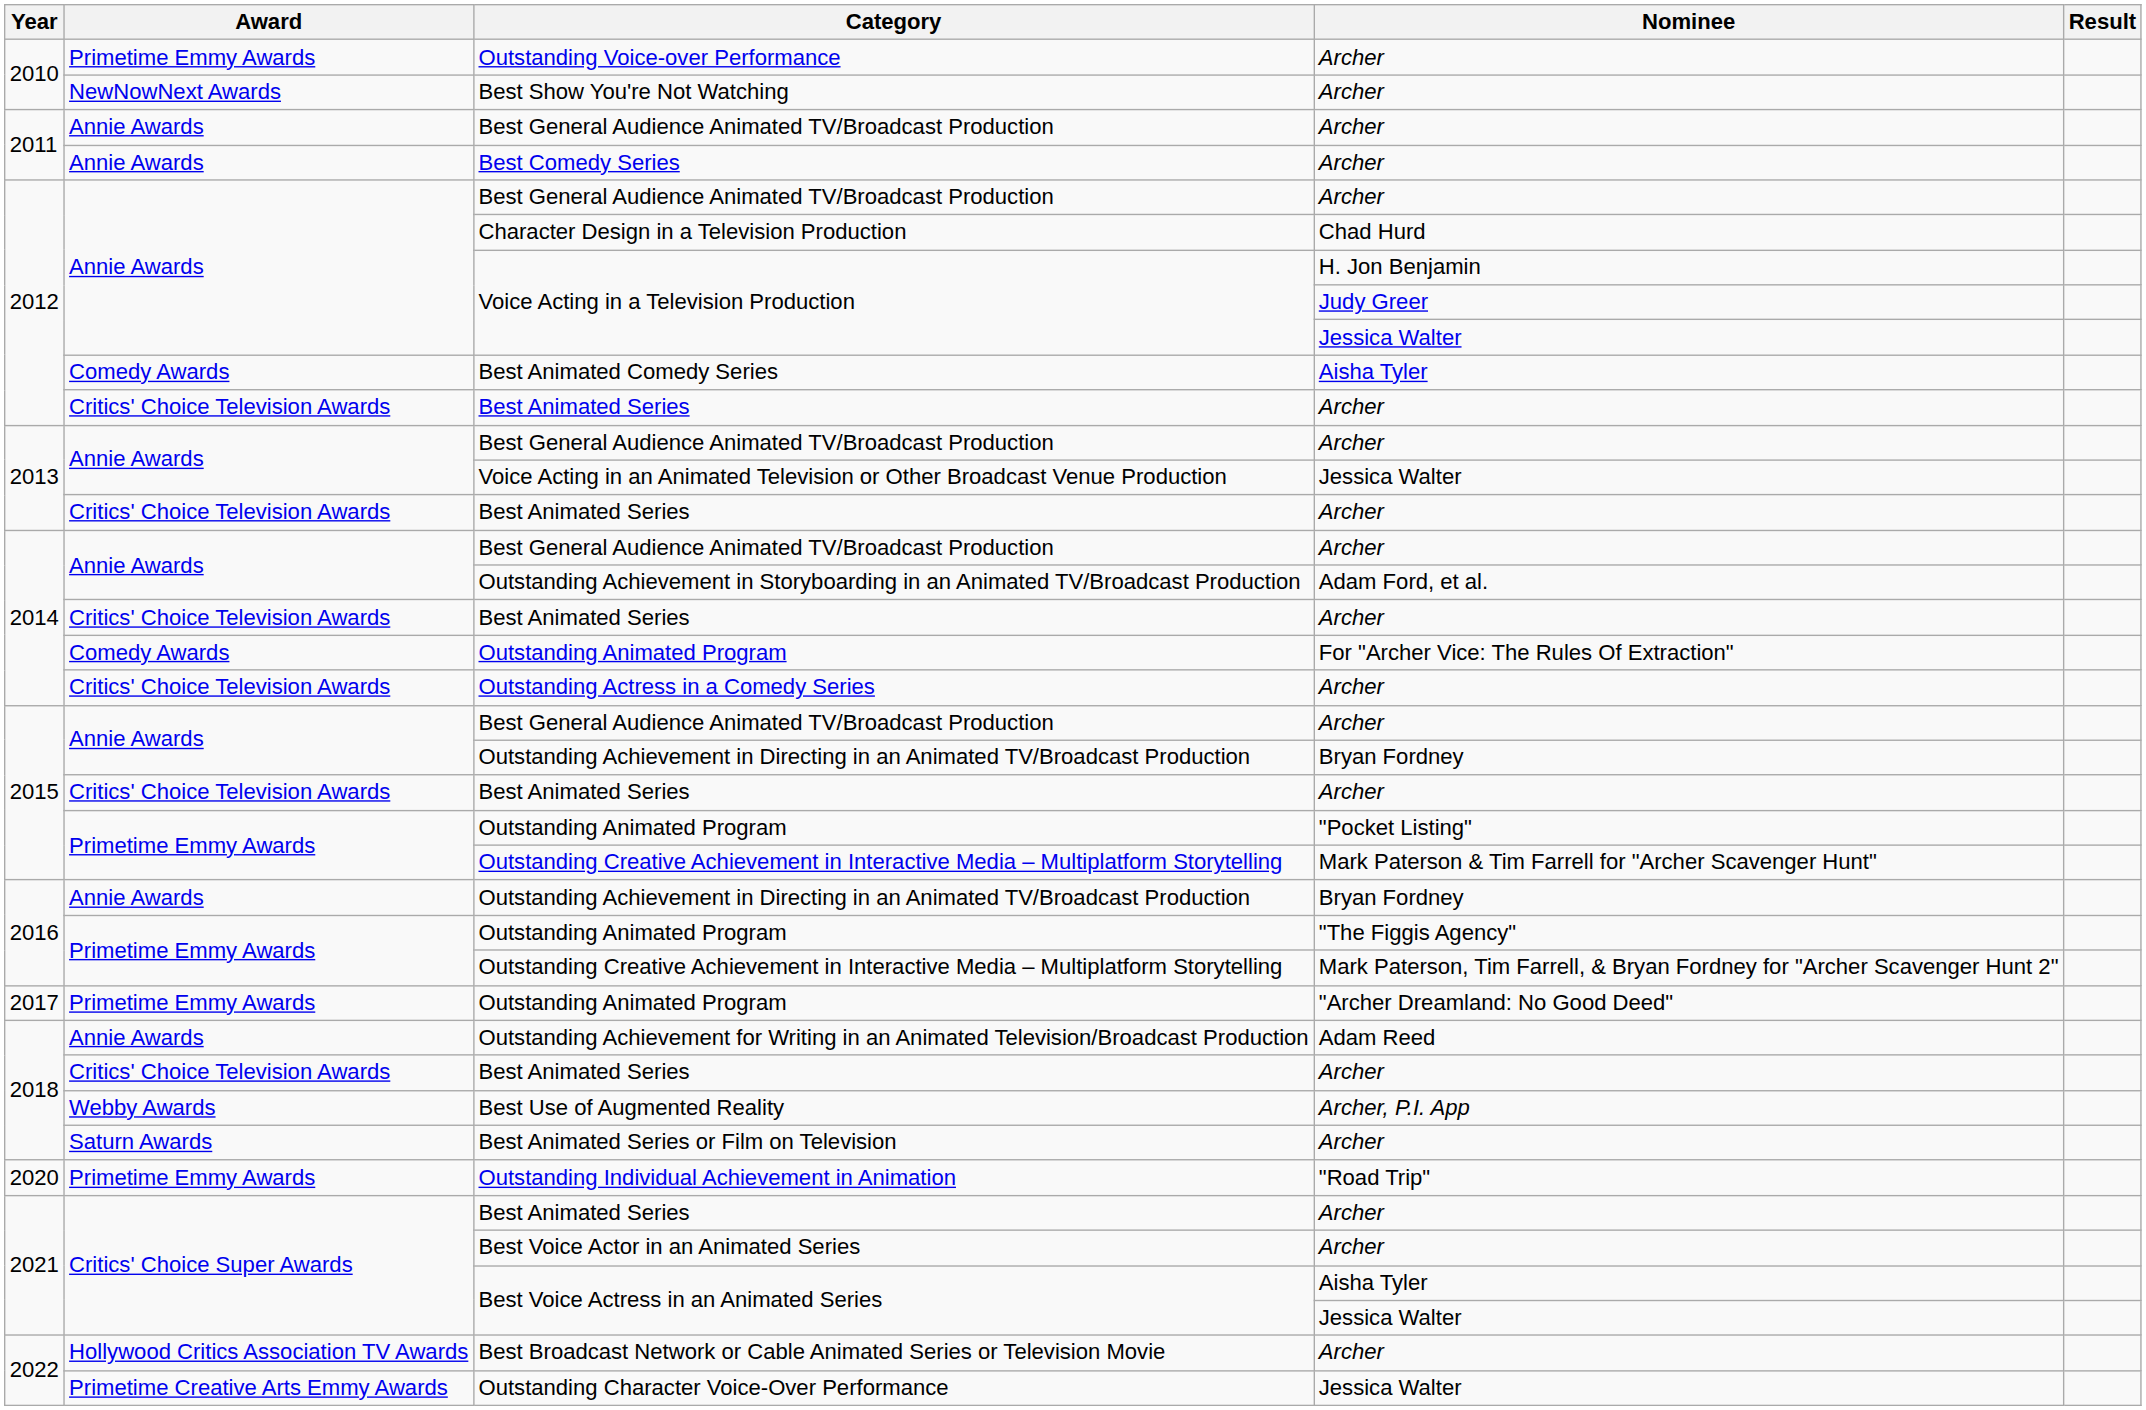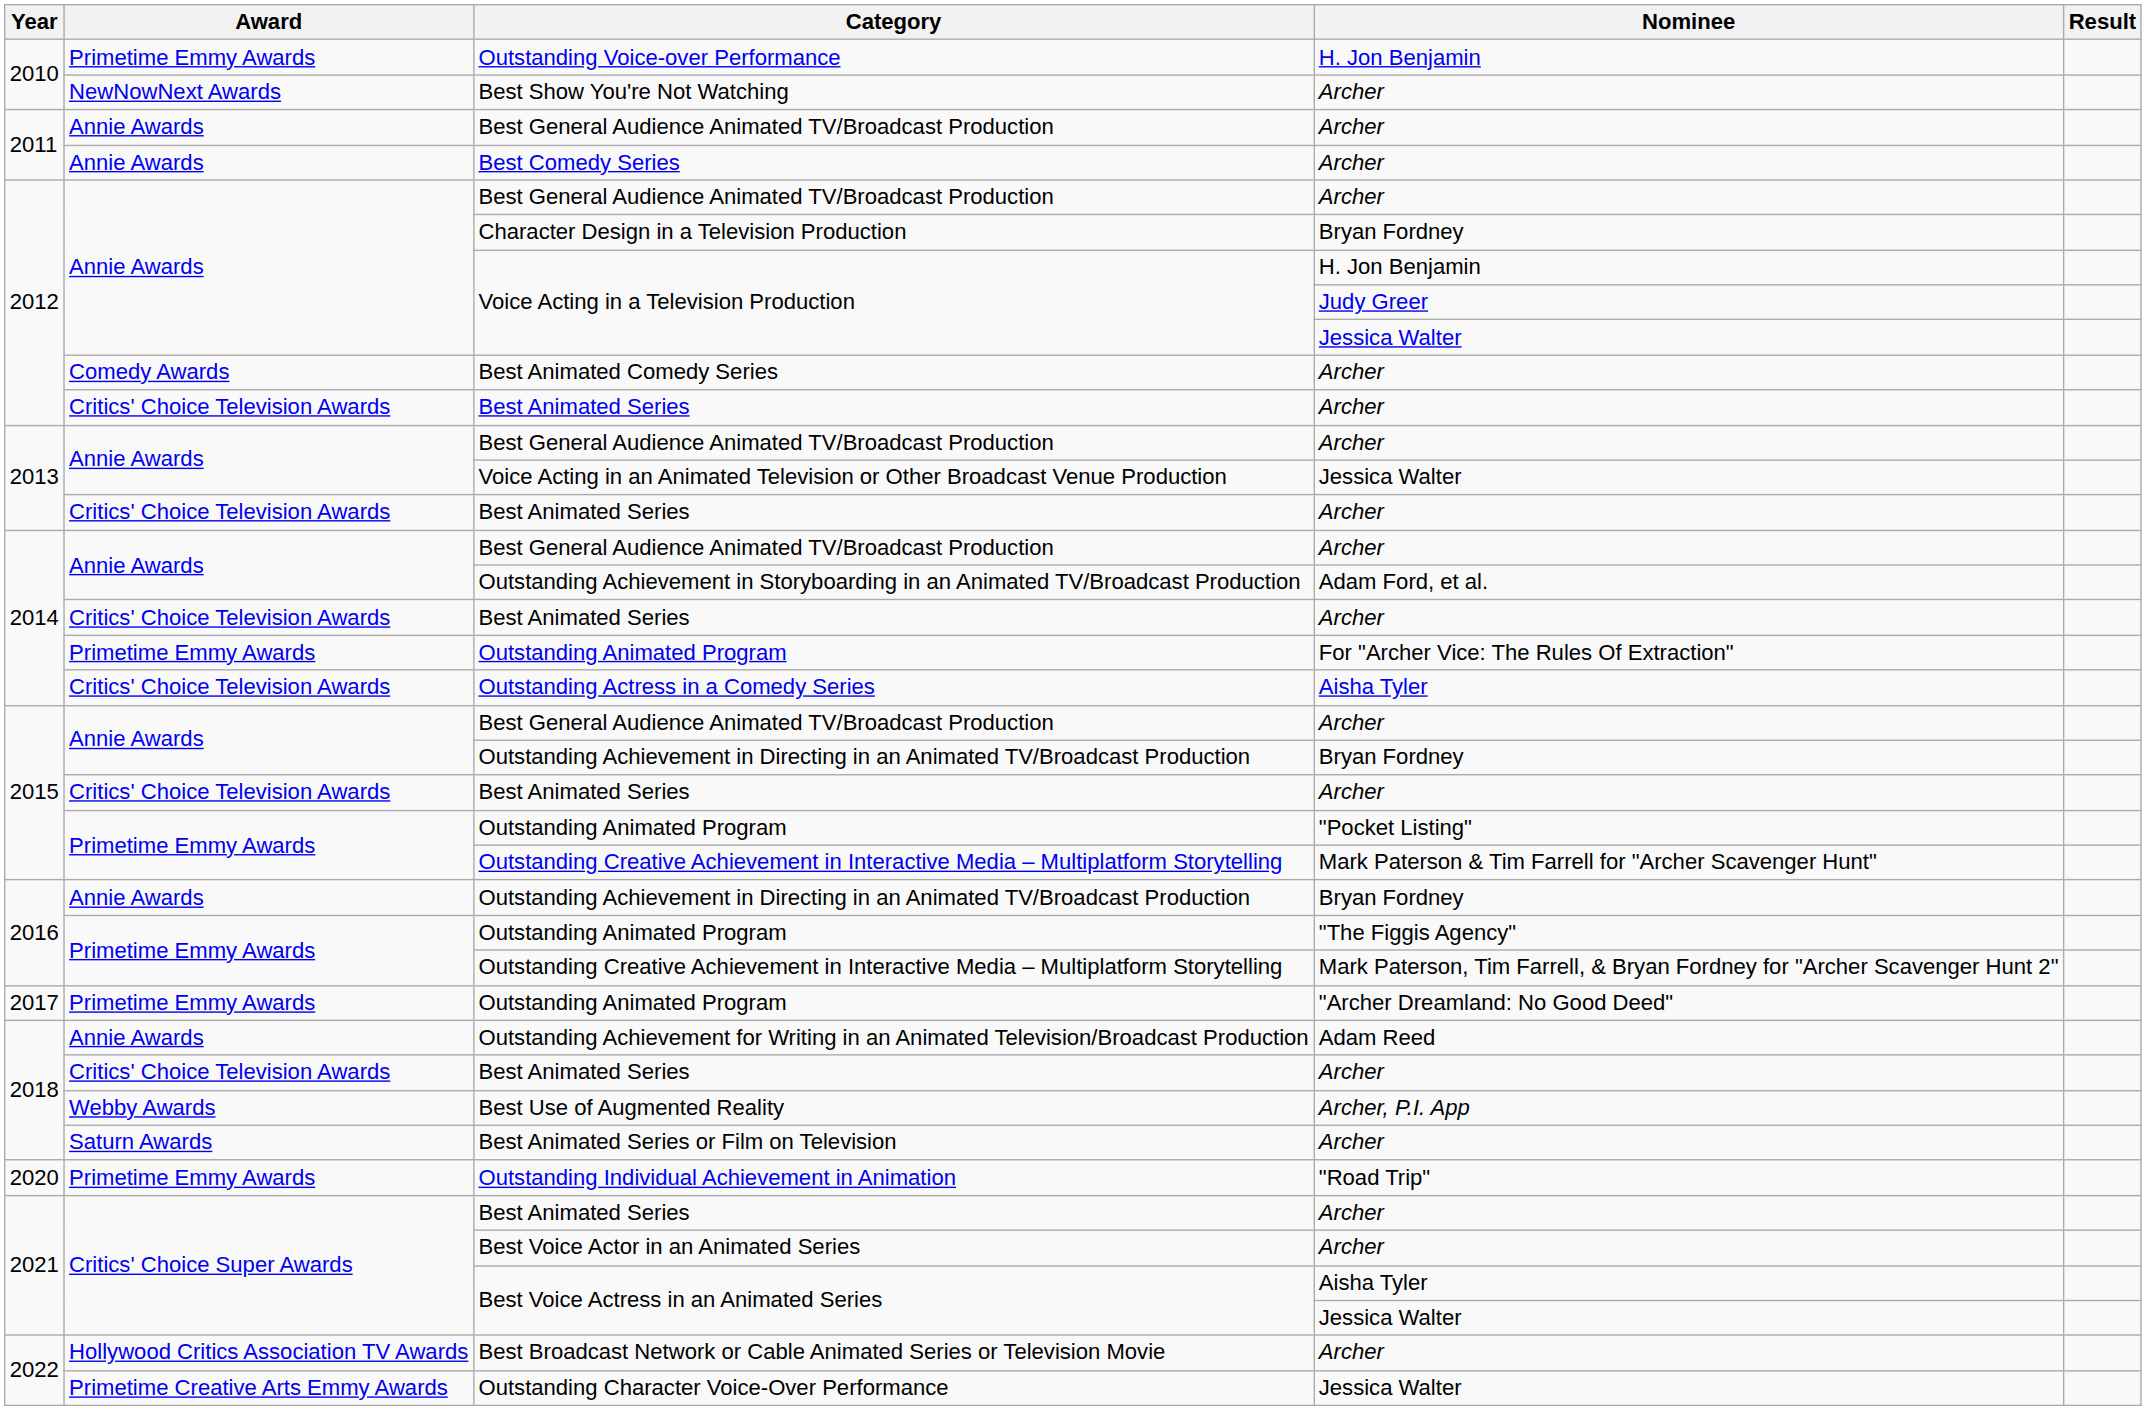(1351, 57) Archer -> (1400, 57) H. Jon Benjamin
(1372, 232) Chad Hurd -> (1391, 232) Bryan Fordney
(1373, 372) Aisha Tyler -> (1351, 372) Archer
(149, 652) Comedy Awards -> (192, 652) Primetime Emmy Awards
(1351, 687) Archer -> (1373, 687) Aisha Tyler
